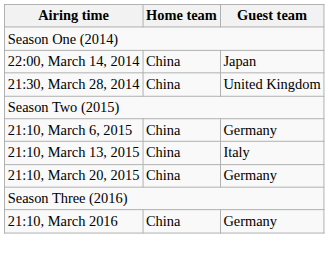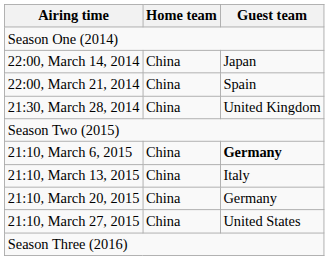+ row: (74, 84)
(250, 130) normal -> (253, 152) bold
+ row: (74, 221)
- row: (63, 221)
